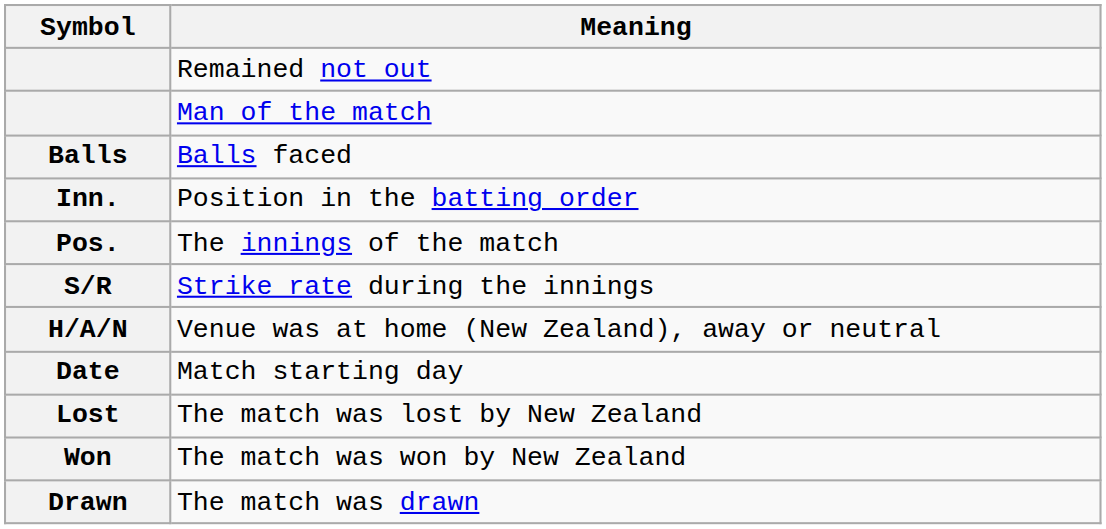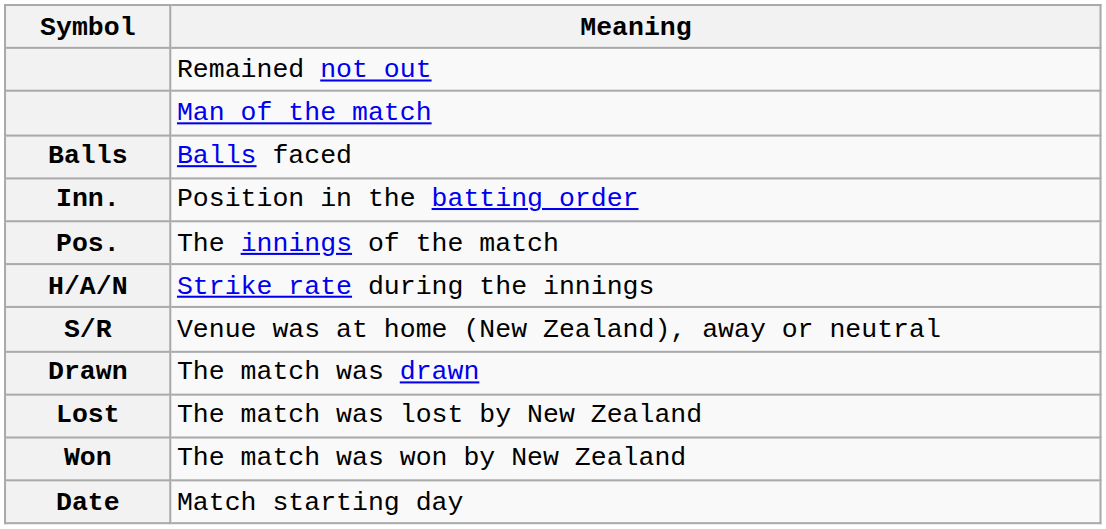(88, 286) S/R -> (88, 286) H/A/N
(88, 329) H/A/N -> (88, 329) S/R
rows swapped: (320, 372) <-> (328, 502)
